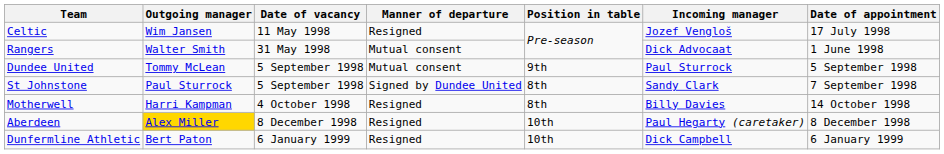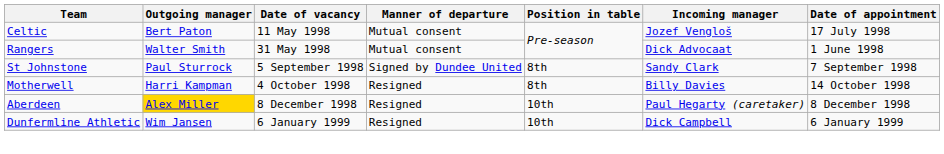(179, 31) Wim Jansen -> (179, 31) Bert Paton
(395, 31) Resigned -> (415, 31) Mutual consent
- row: (50, 67)
(179, 139) Bert Paton -> (179, 121) Wim Jansen
